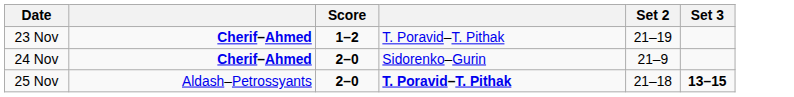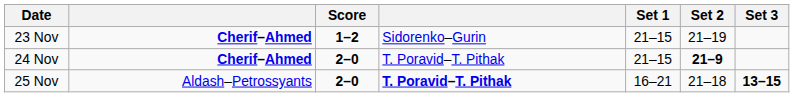+ column: (653, 16)
(443, 38) T. Poravid–T. Pithak -> (434, 38) Sidorenko–Gurin
(434, 59) Sidorenko–Gurin -> (443, 59) T. Poravid–T. Pithak
(653, 59) normal -> (707, 59) bold
